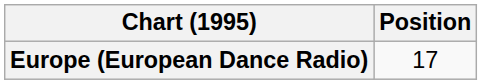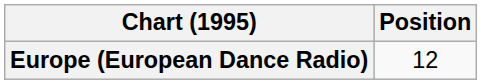(425, 60) 17 -> (425, 60) 12
